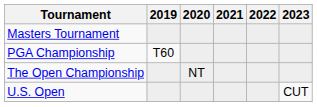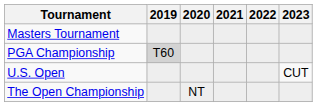(163, 53) no background -> (163, 53) lightgrey background
rows swapped: (36, 92) <-> (76, 73)
